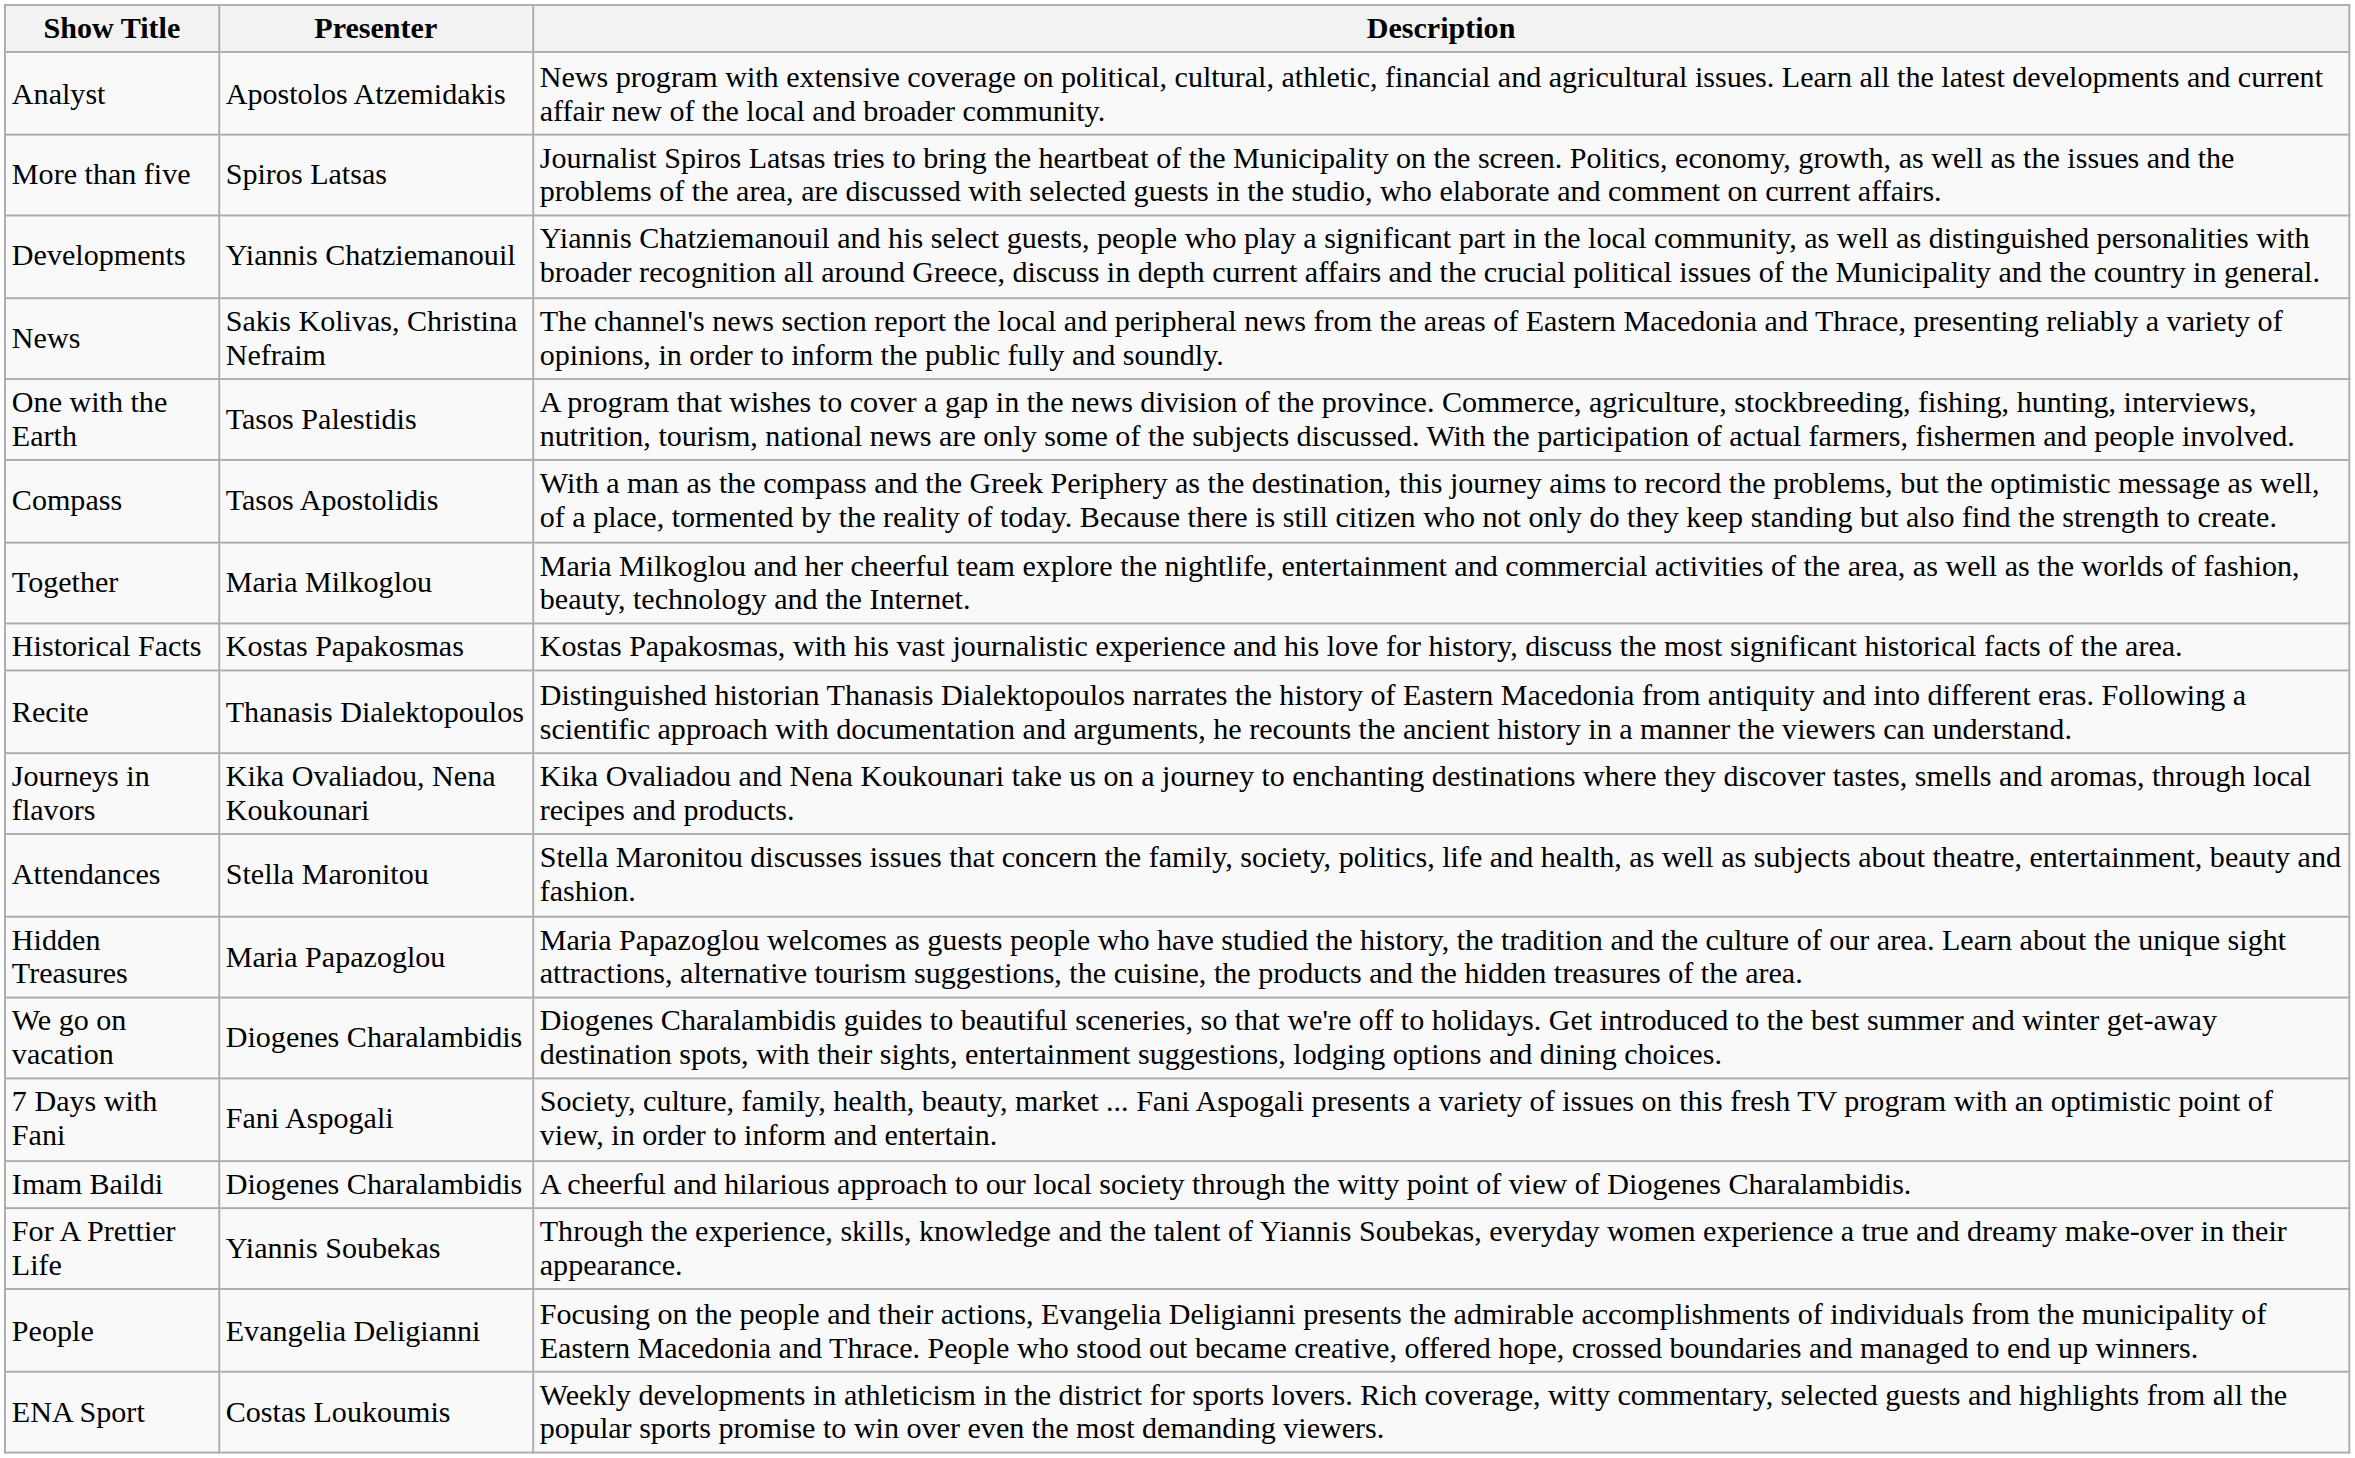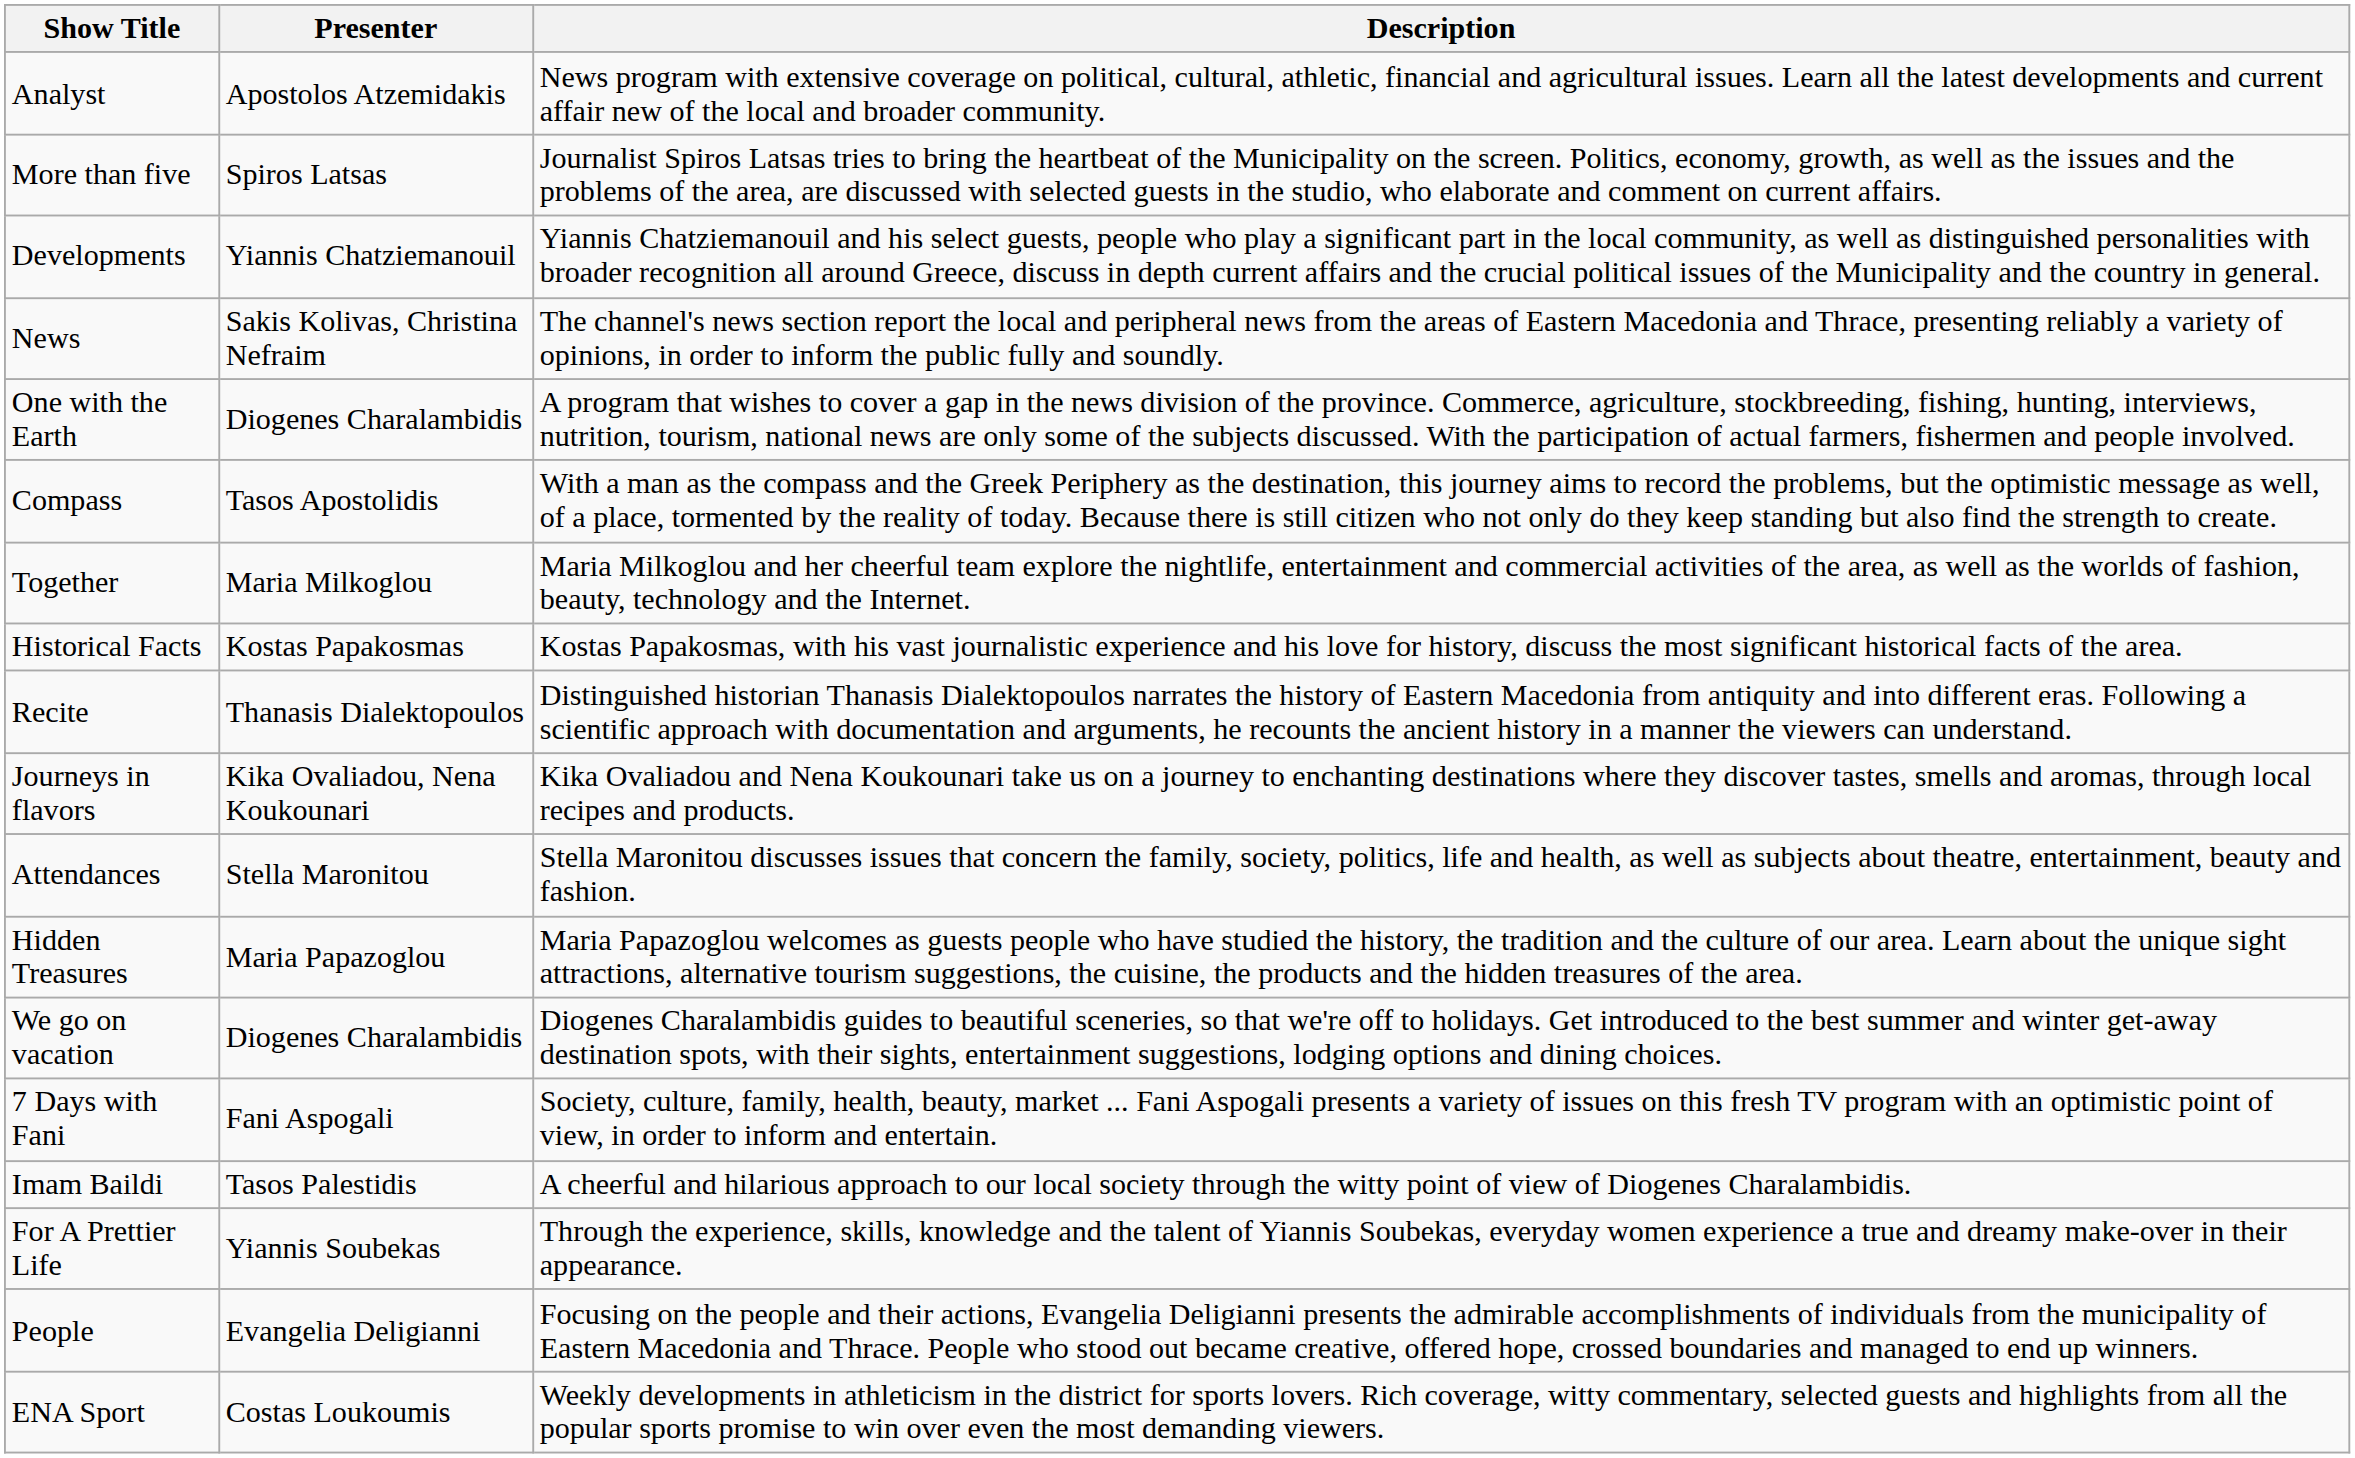(321, 419) Tasos Palestidis -> (374, 419) Diogenes Charalambidis
(374, 1183) Diogenes Charalambidis -> (321, 1183) Tasos Palestidis
